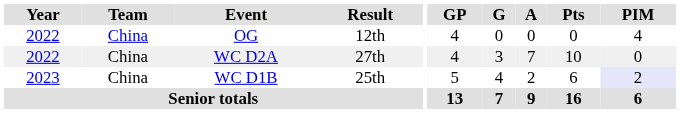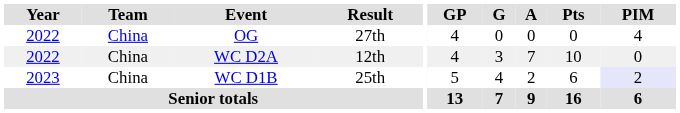(370, 35) 12th -> (370, 35) 27th
(370, 56) 27th -> (370, 56) 12th
